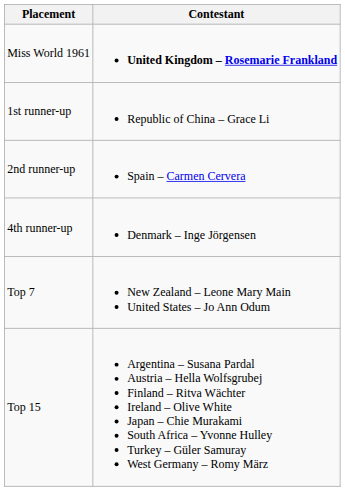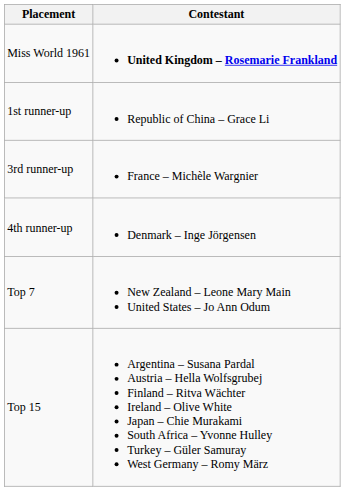- row: (41, 169)
+ row: (40, 169)
